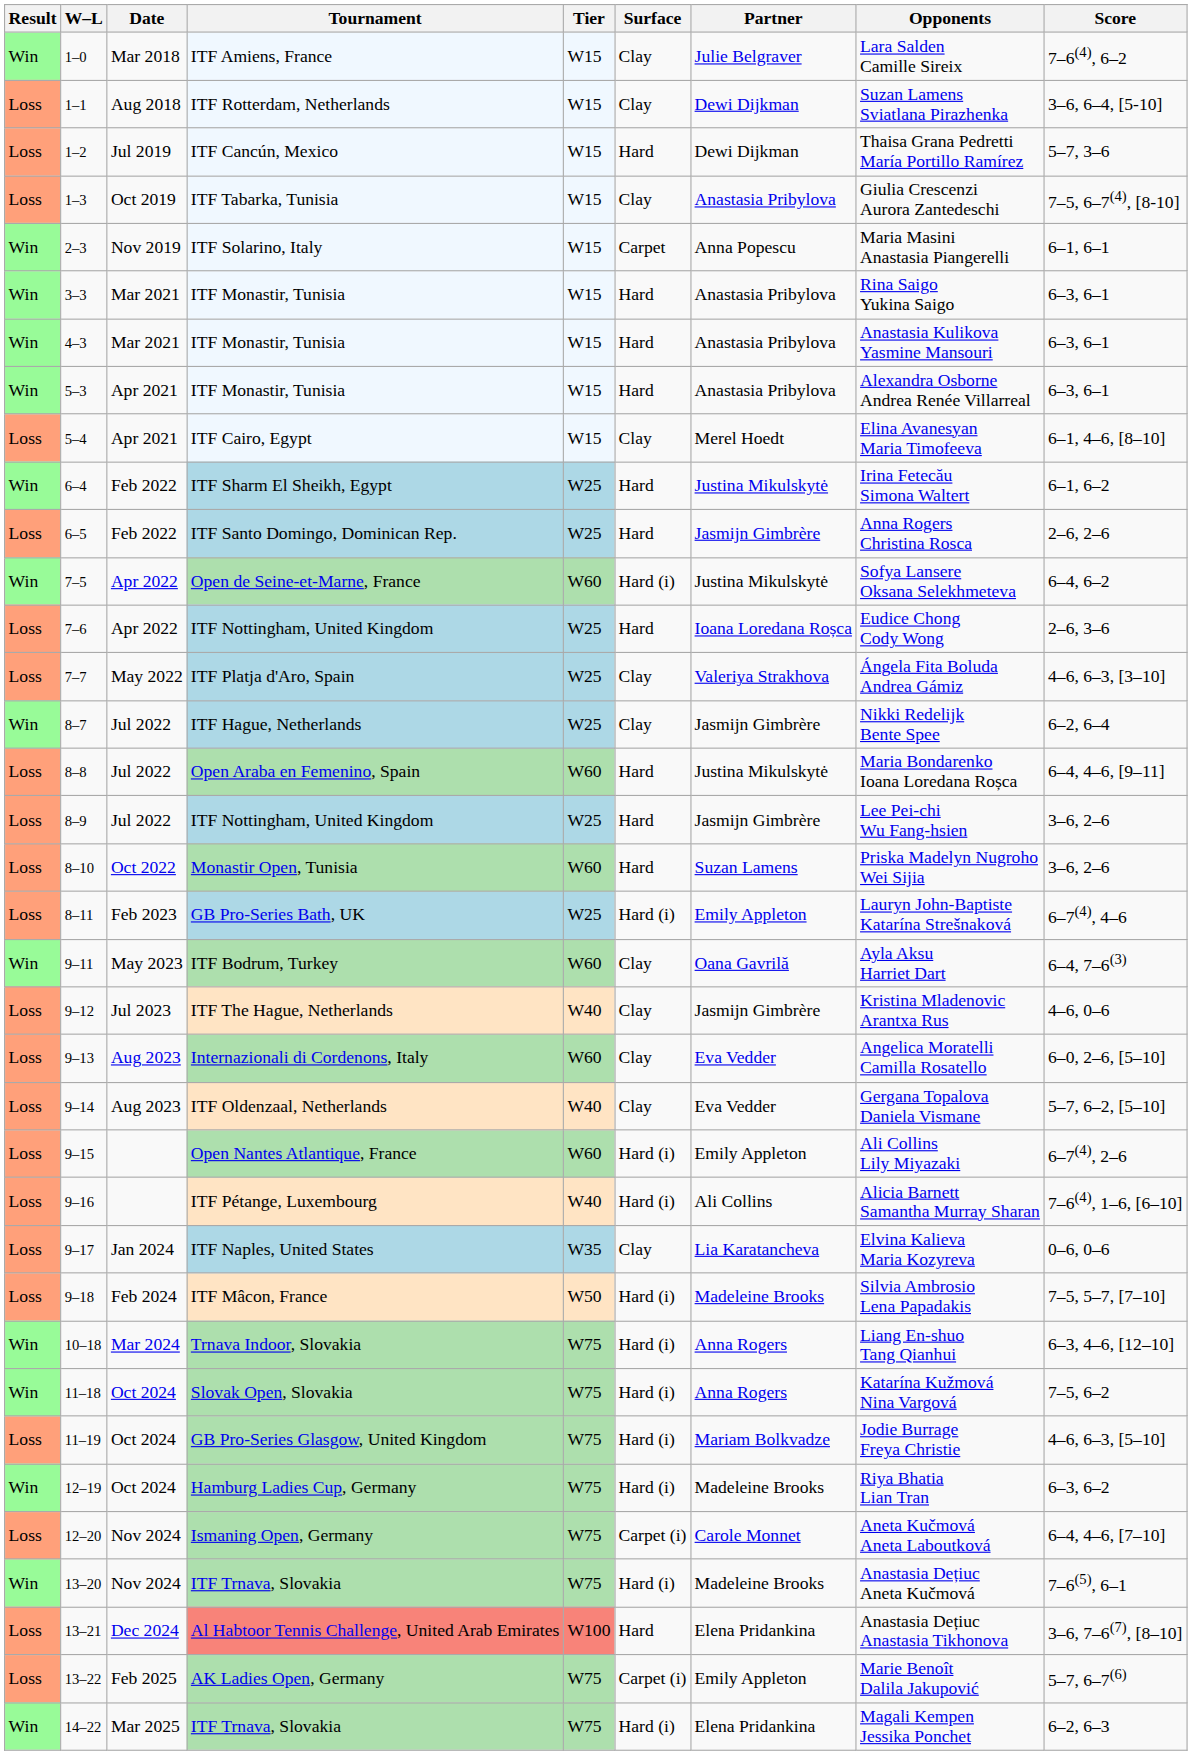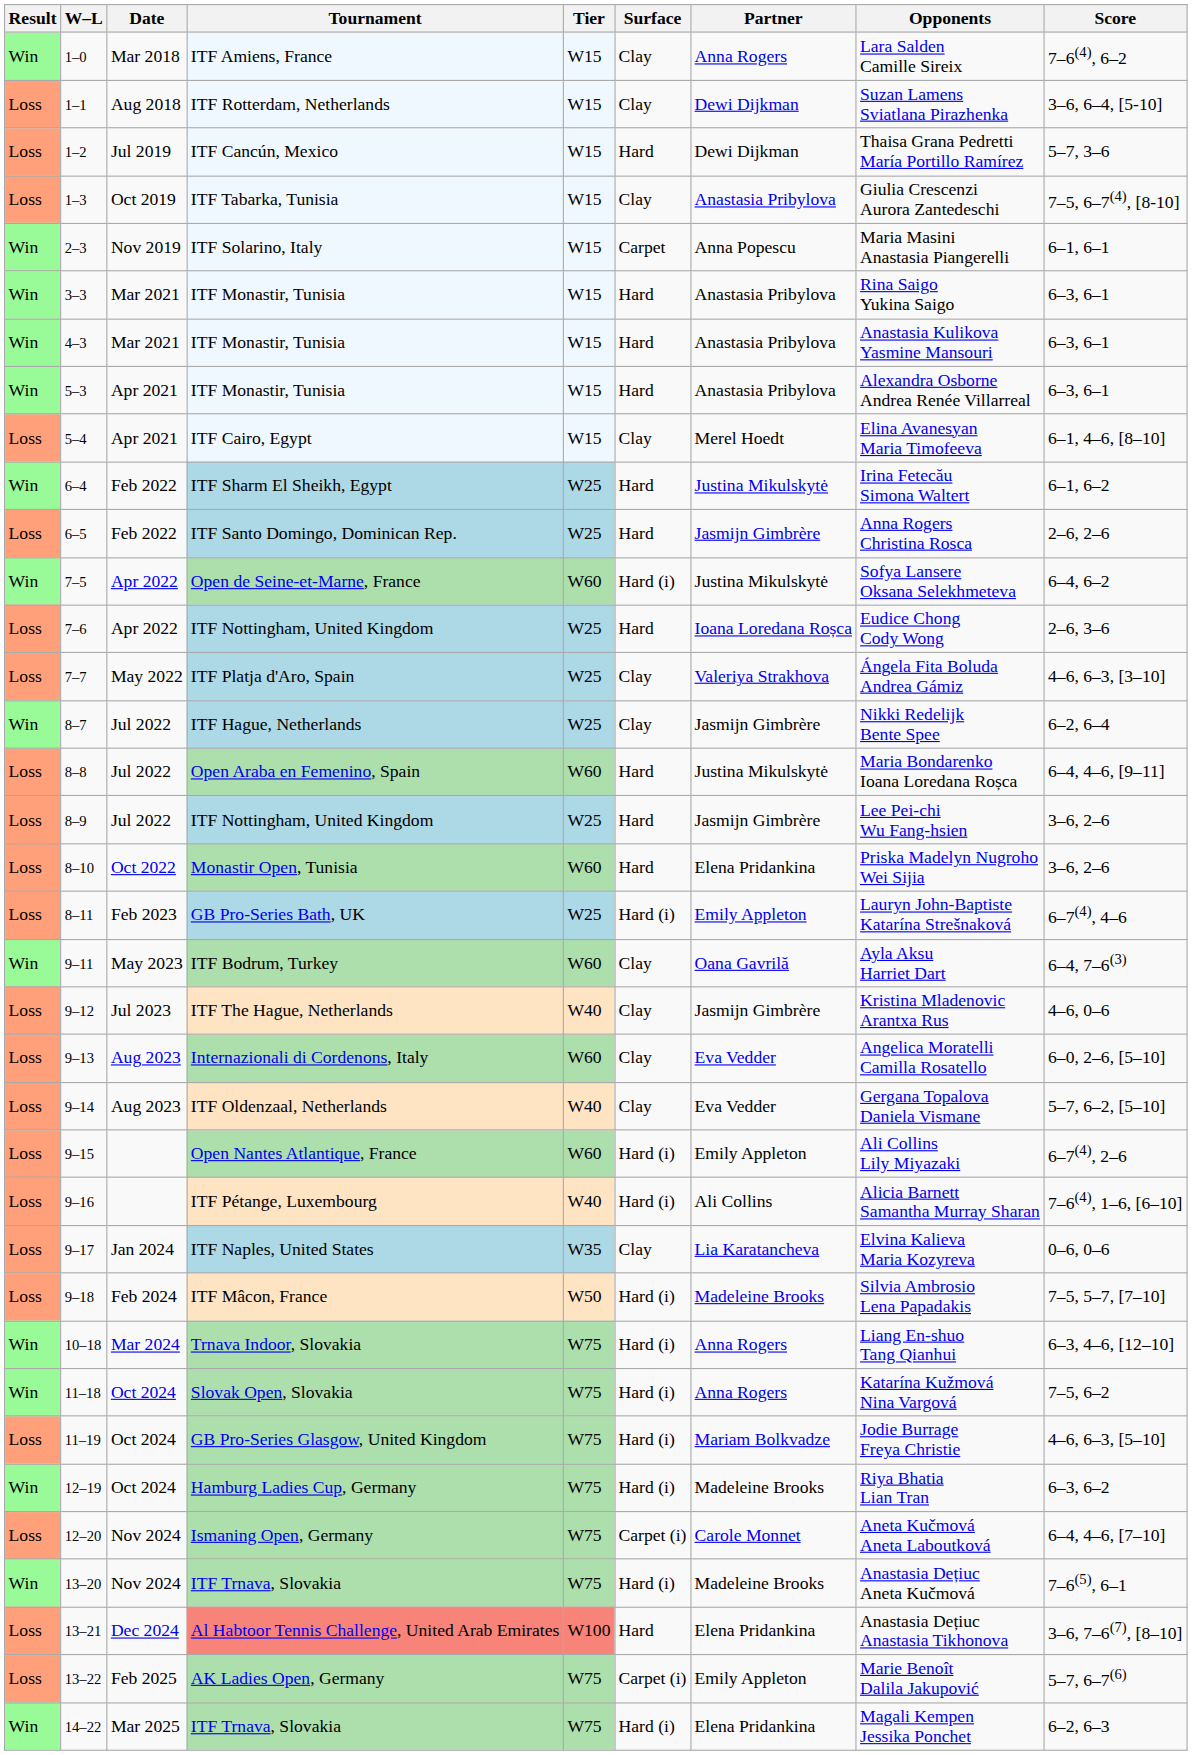(748, 56) Julie Belgraver -> (741, 56) Anna Rogers
(746, 867) Suzan Lamens -> (755, 867) Elena Pridankina
